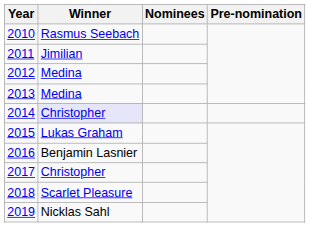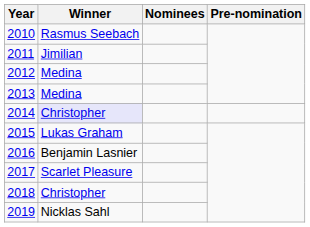(73, 172) Christopher -> (87, 172) Scarlet Pleasure
(87, 192) Scarlet Pleasure -> (73, 192) Christopher
